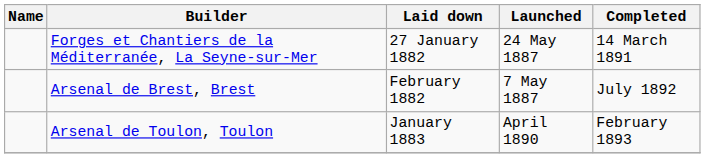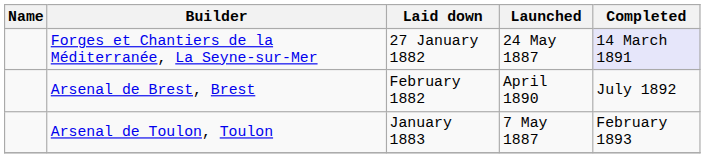(632, 49) no background -> (632, 49) lavender background
(525, 91) 7 May 1887 -> (525, 91) April 1890
(525, 132) April 1890 -> (525, 132) 7 May 1887
